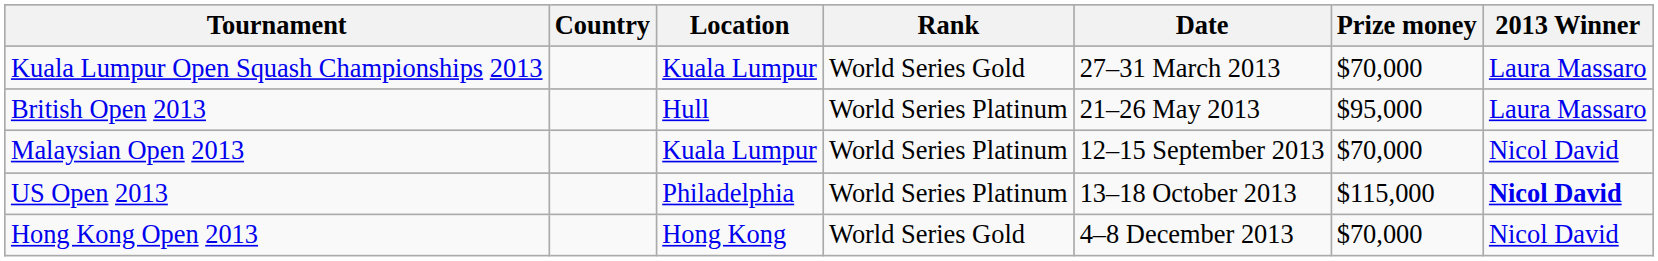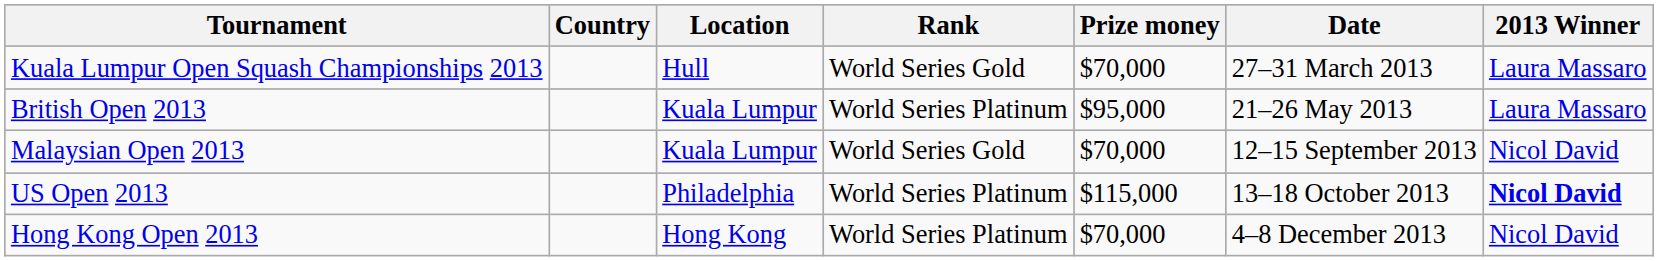columns swapped: (1407, 25) <-> (1202, 25)
(740, 67) Kuala Lumpur -> (686, 67) Hull
(686, 109) Hull -> (740, 109) Kuala Lumpur
(948, 151) World Series Platinum -> (927, 151) World Series Gold
(927, 234) World Series Gold -> (948, 234) World Series Platinum
